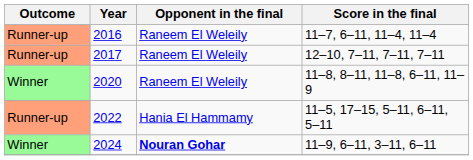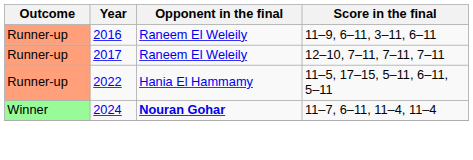(371, 34) 11–7, 6–11, 11–4, 11–4 -> (371, 34) 11–9, 6–11, 3–11, 6–11
- row: (107, 82)
(371, 144) 11–9, 6–11, 3–11, 6–11 -> (371, 110) 11–7, 6–11, 11–4, 11–4
